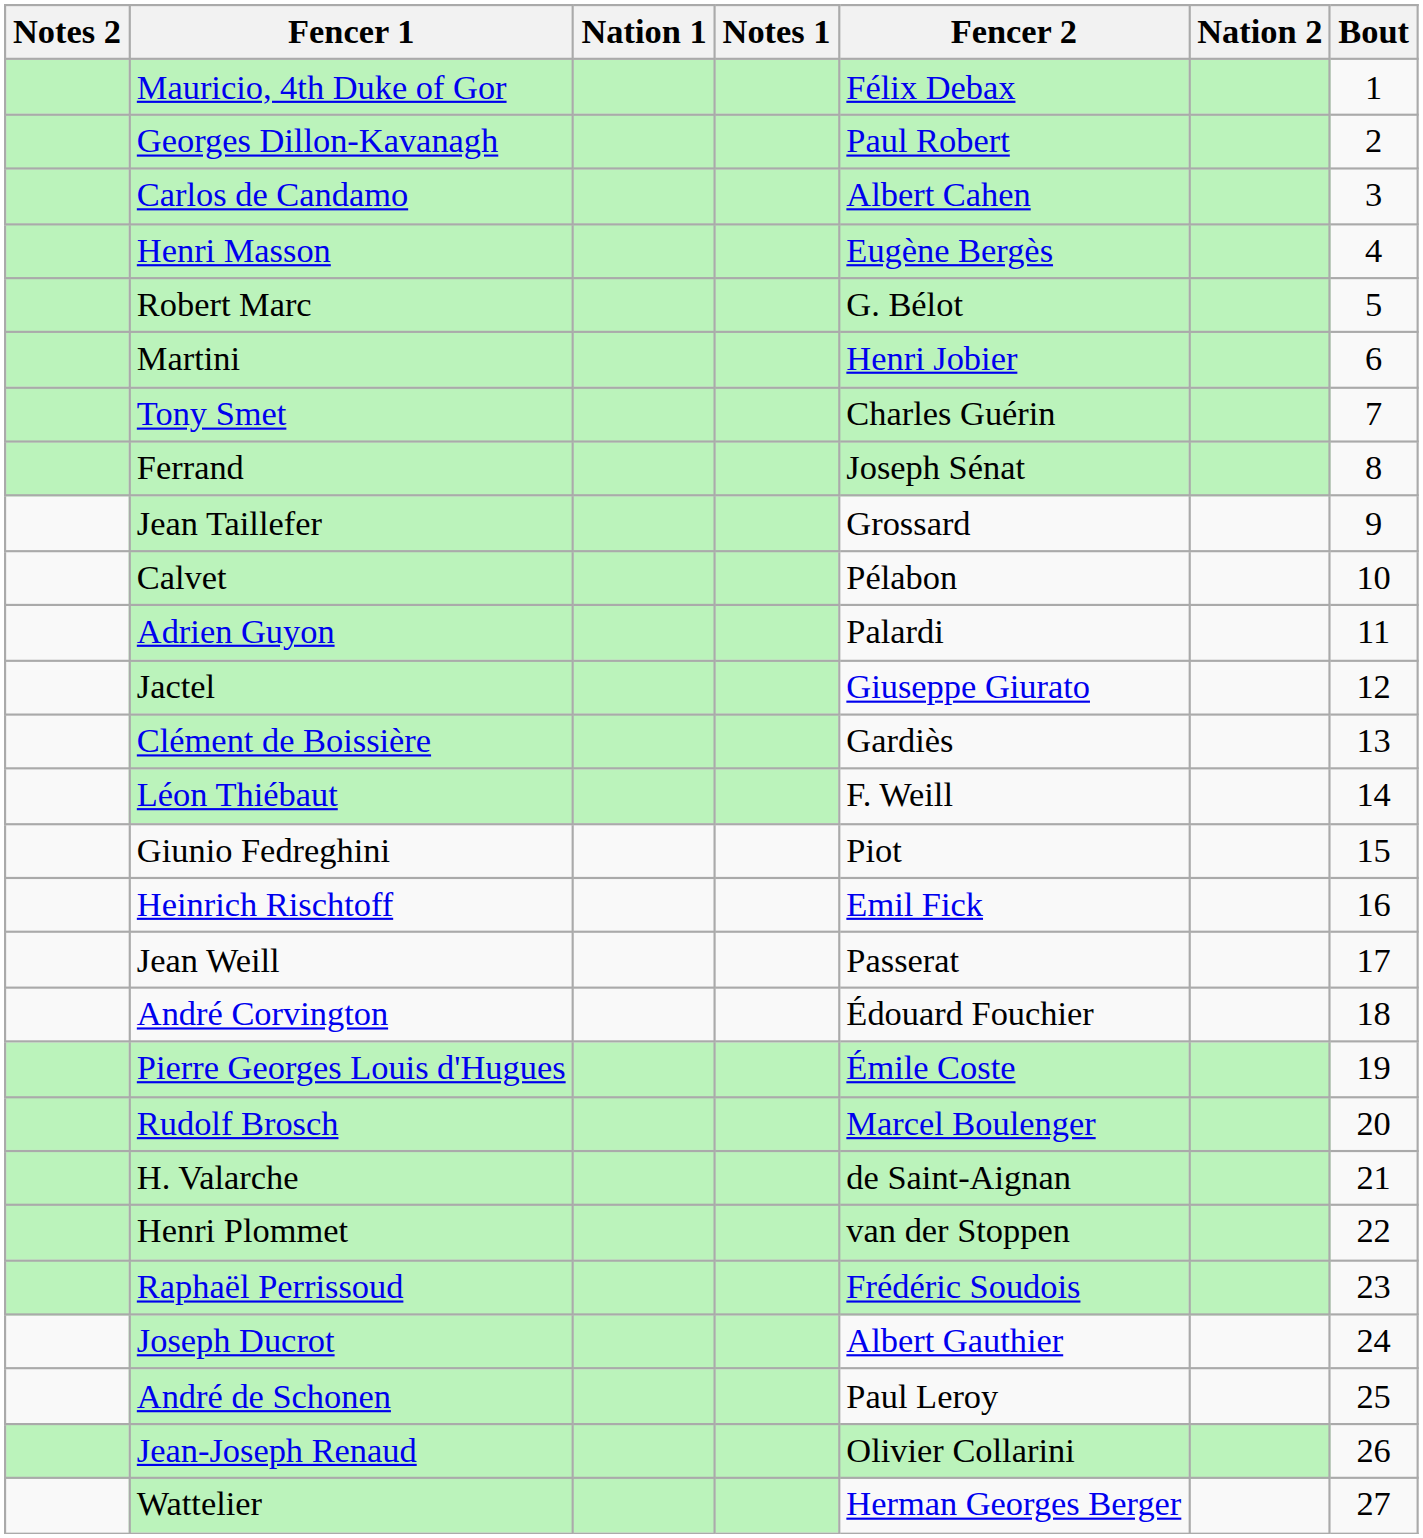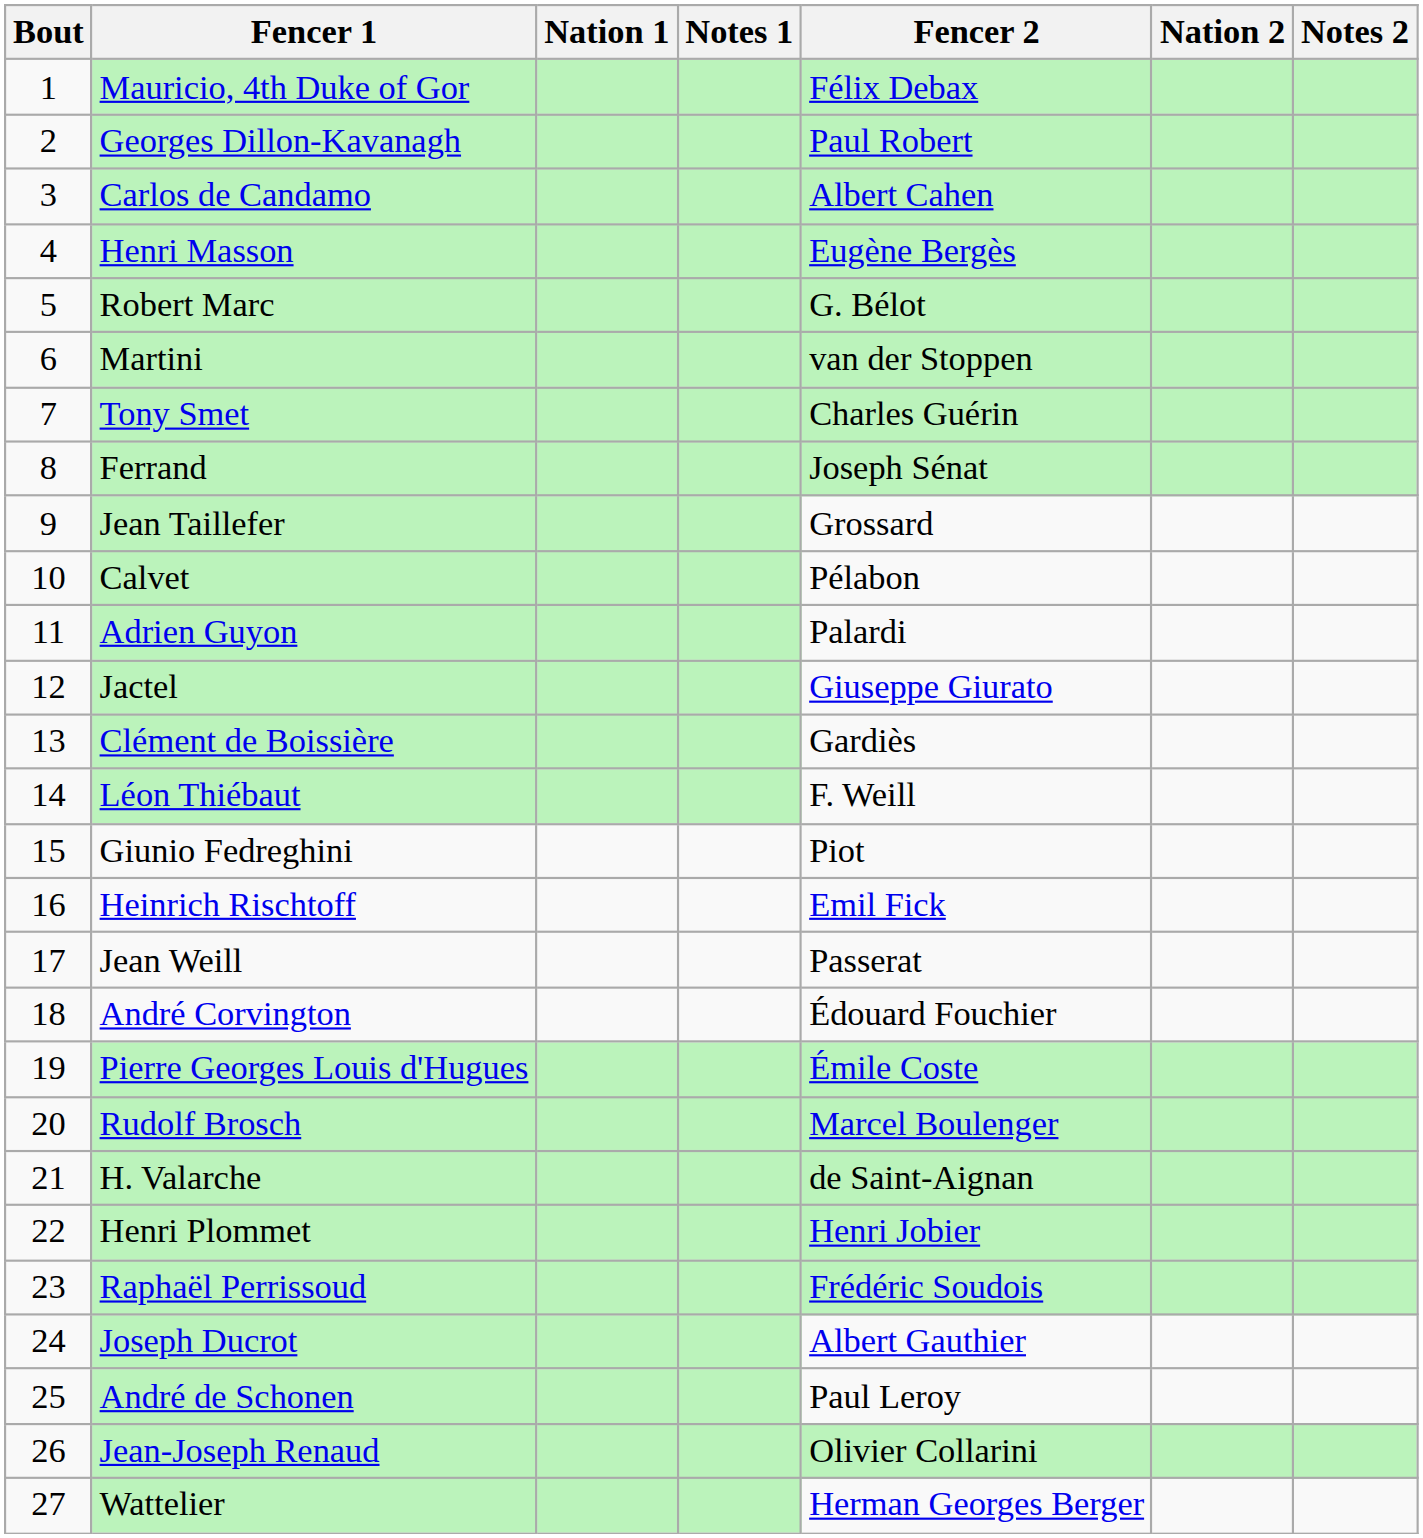columns swapped: (1374, 31) <-> (67, 31)
(932, 359) Henri Jobier -> (921, 359) van der Stoppen
(958, 1232) van der Stoppen -> (895, 1232) Henri Jobier
